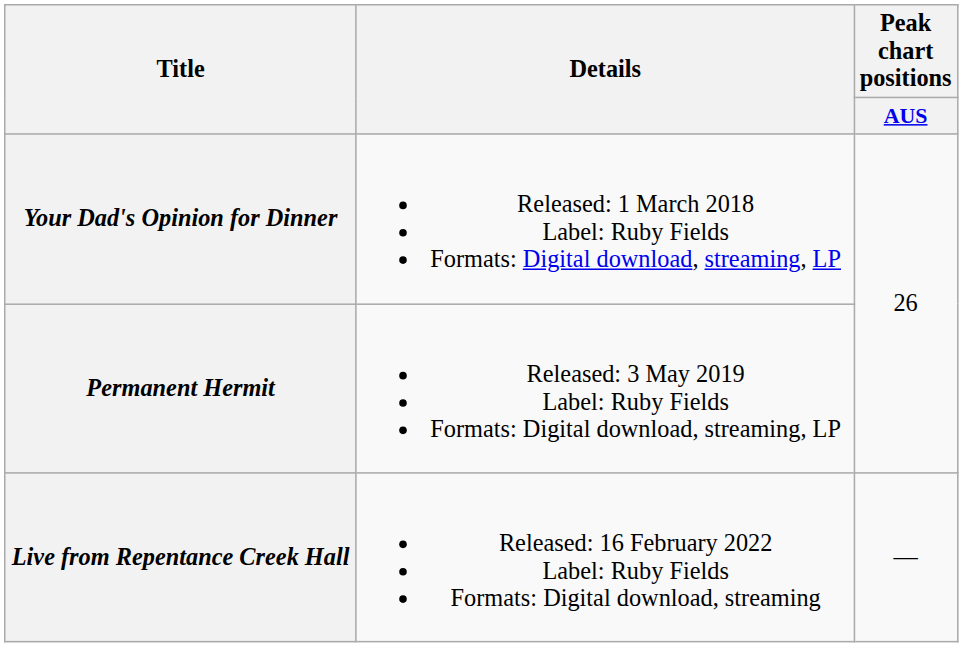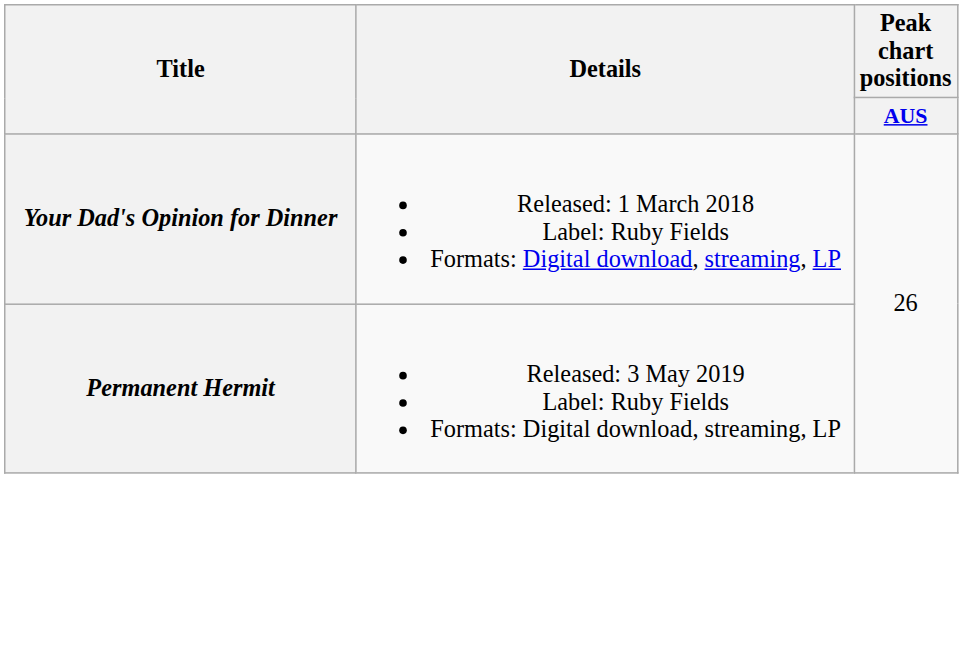- row: (181, 557)
